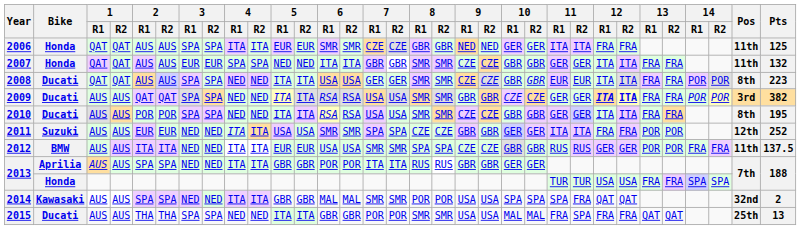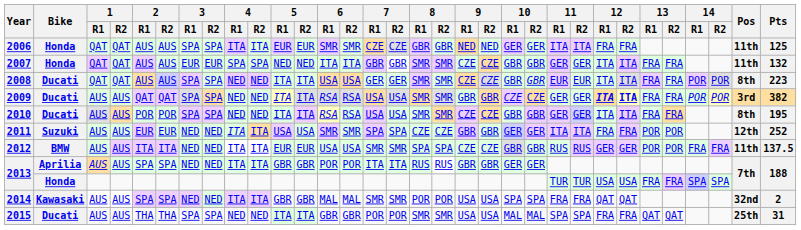(559, 199) SPA -> (559, 199) FRA
(559, 215) FRA -> (559, 215) SPA
(778, 215) 13 -> (778, 215) 31
